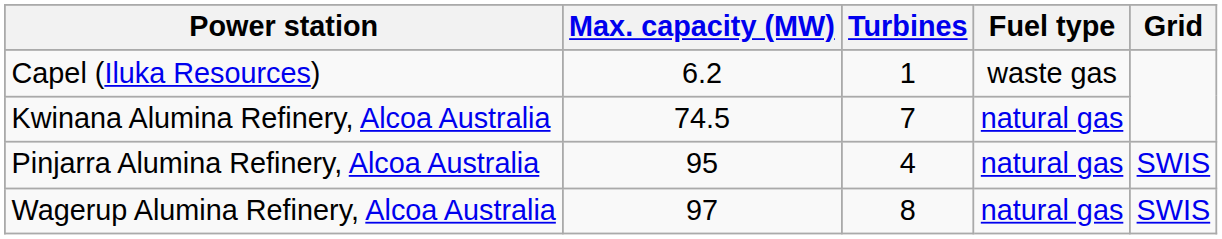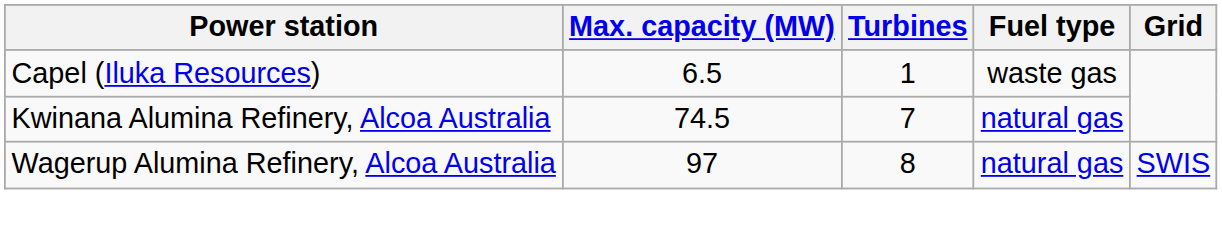(702, 73) 6.2 -> (702, 73) 6.5
- row: (275, 164)
